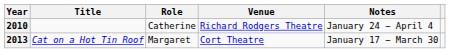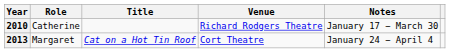columns swapped: (88, 12) <-> (172, 12)
(380, 26) January 24 − April 4 -> (383, 26) January 17 − March 30
(383, 40) January 17 − March 30 -> (380, 40) January 24 − April 4
